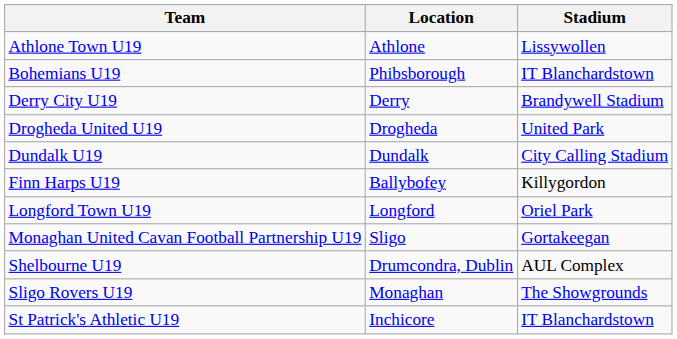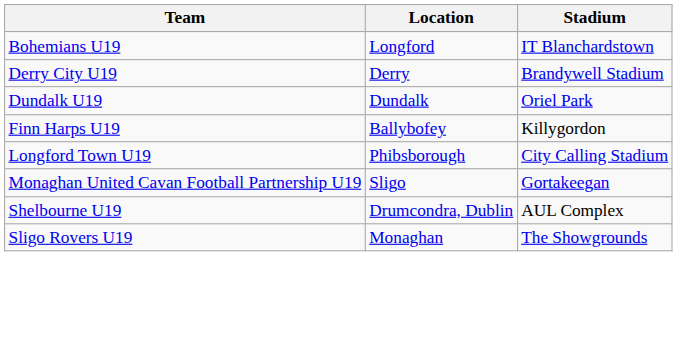- row: (75, 45)
(417, 73) Phibsborough -> (402, 45) Longford
- row: (85, 127)
(595, 155) City Calling Stadium -> (557, 100) Oriel Park
(402, 210) Longford -> (417, 155) Phibsborough
(557, 210) Oriel Park -> (595, 155) City Calling Stadium
- row: (94, 319)
